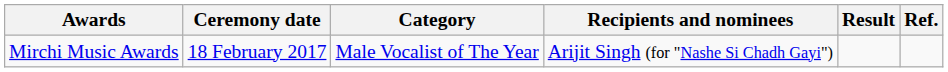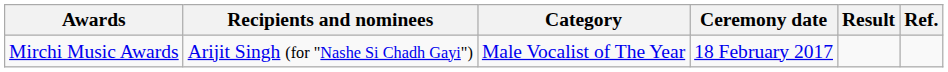columns swapped: (257, 19) <-> (690, 19)
